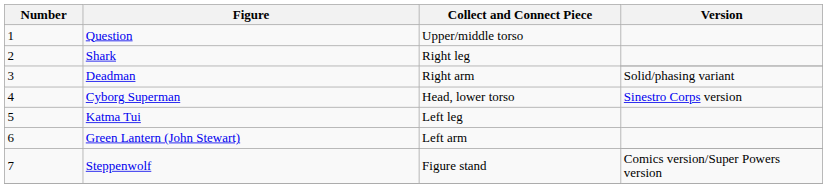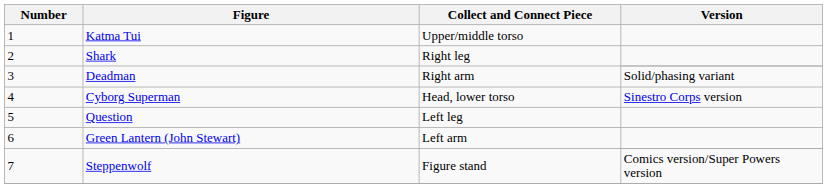(109, 35) Question -> (113, 35) Katma Tui
(113, 117) Katma Tui -> (109, 117) Question
